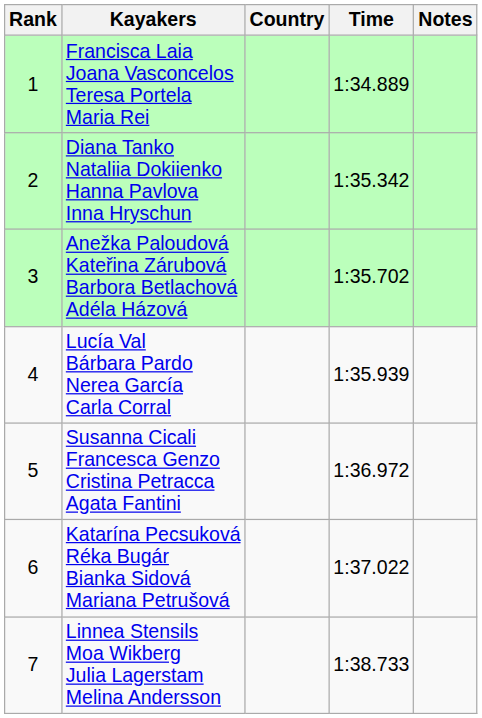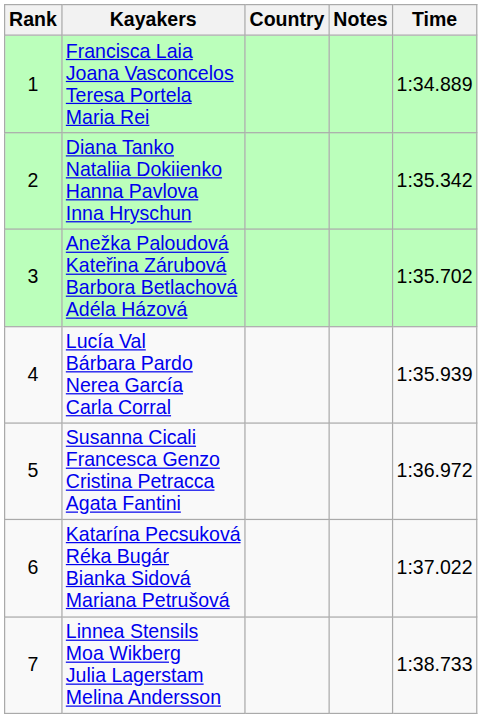columns swapped: (371, 19) <-> (445, 19)
